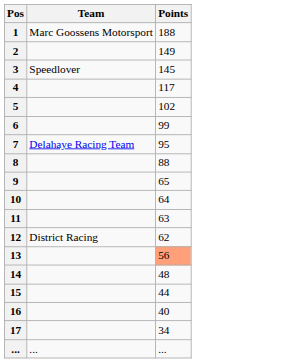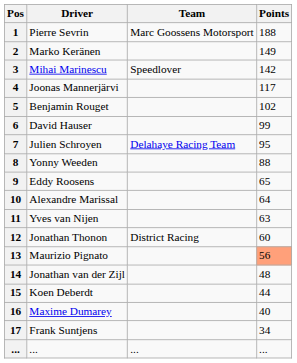+ column: (77, 13)
(167, 69) 145 -> (268, 69) 142
(164, 236) 62 -> (265, 236) 60
